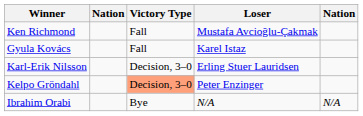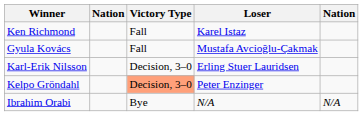(257, 31) Mustafa Avcioğlu-Çakmak -> (221, 31) Karel Istaz
(221, 48) Karel Istaz -> (257, 48) Mustafa Avcioğlu-Çakmak
